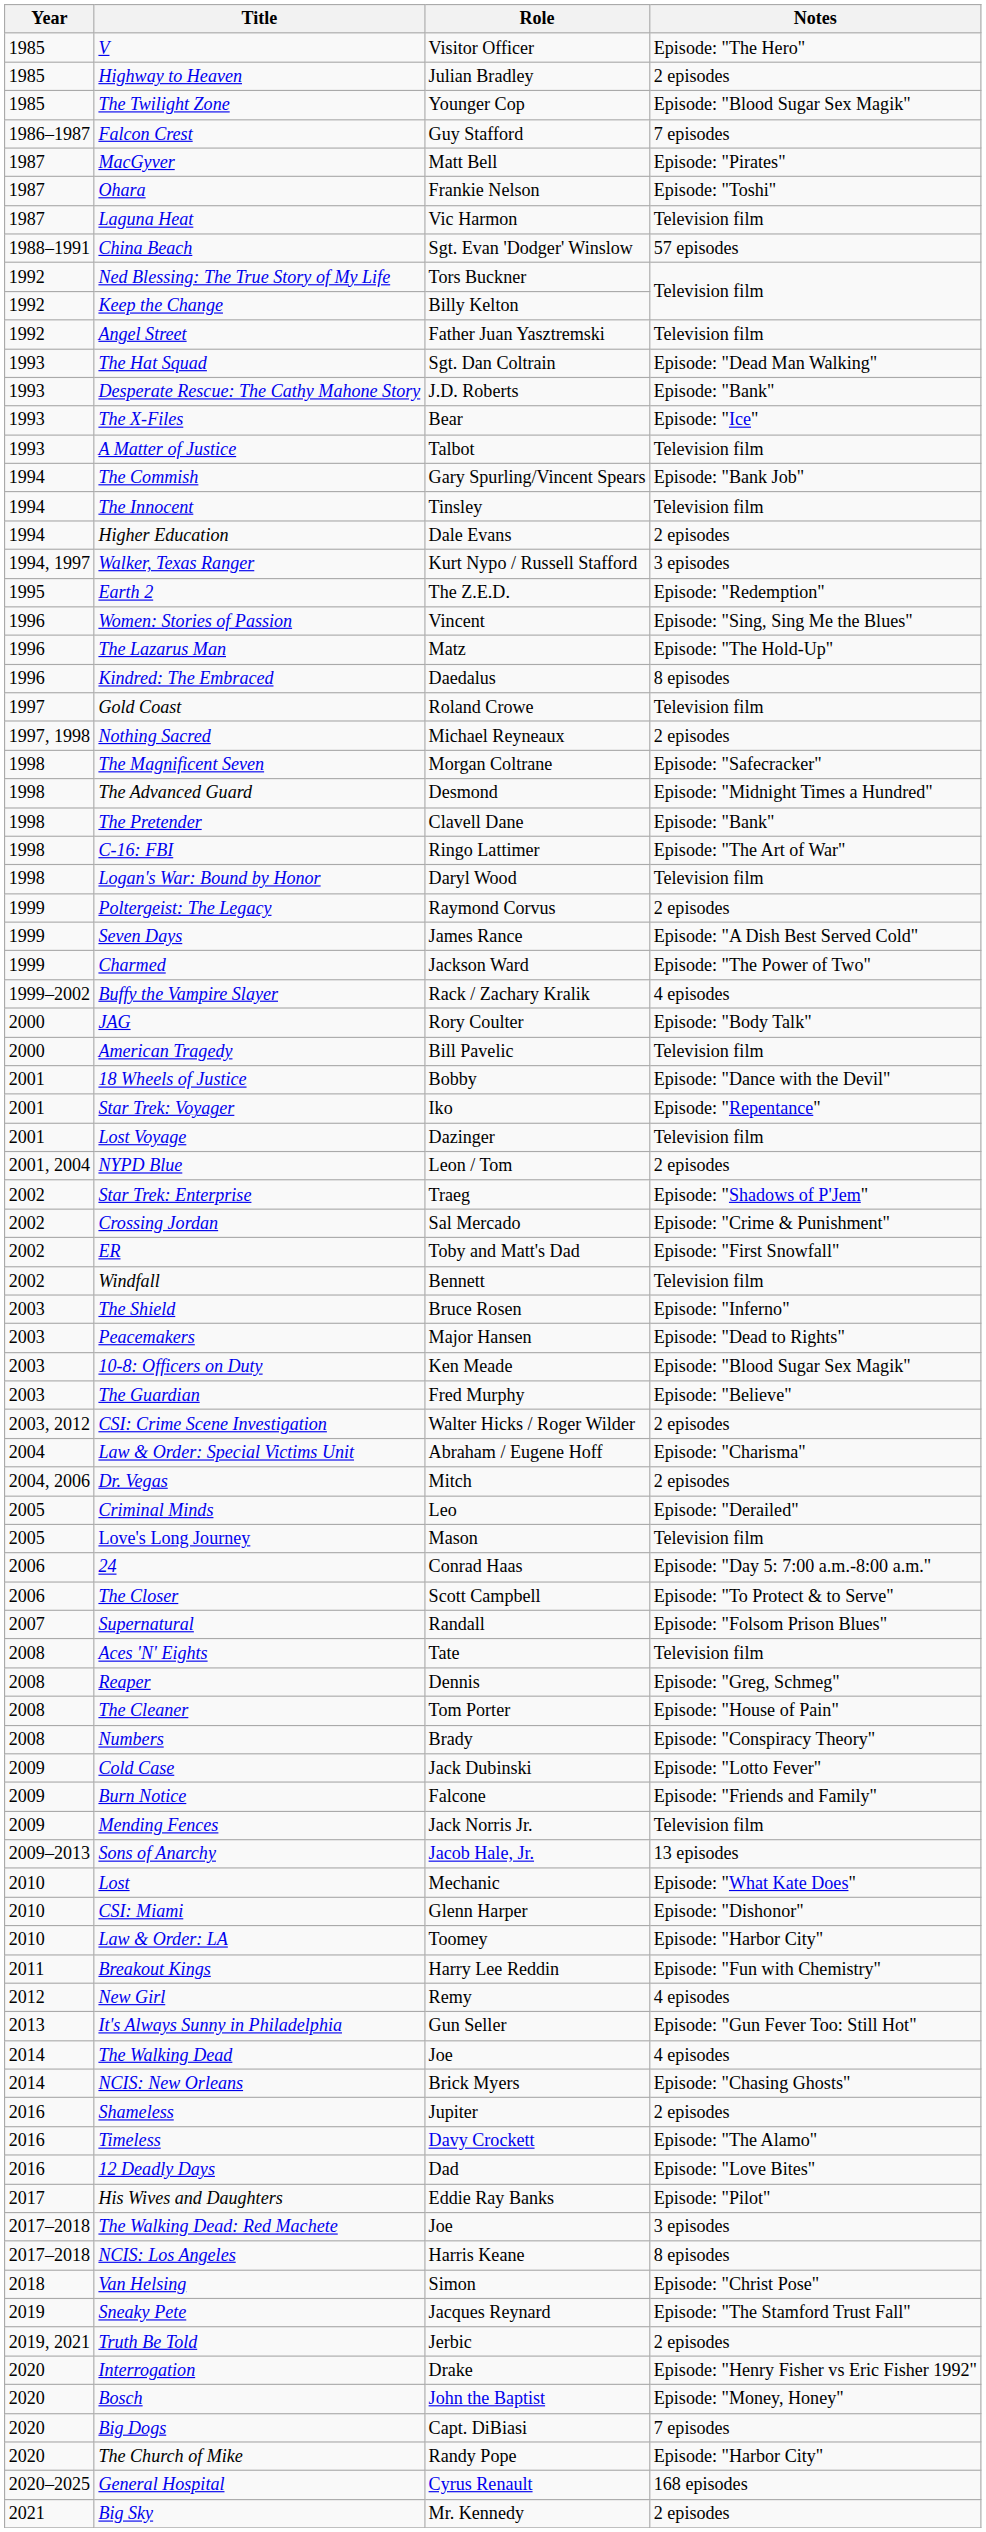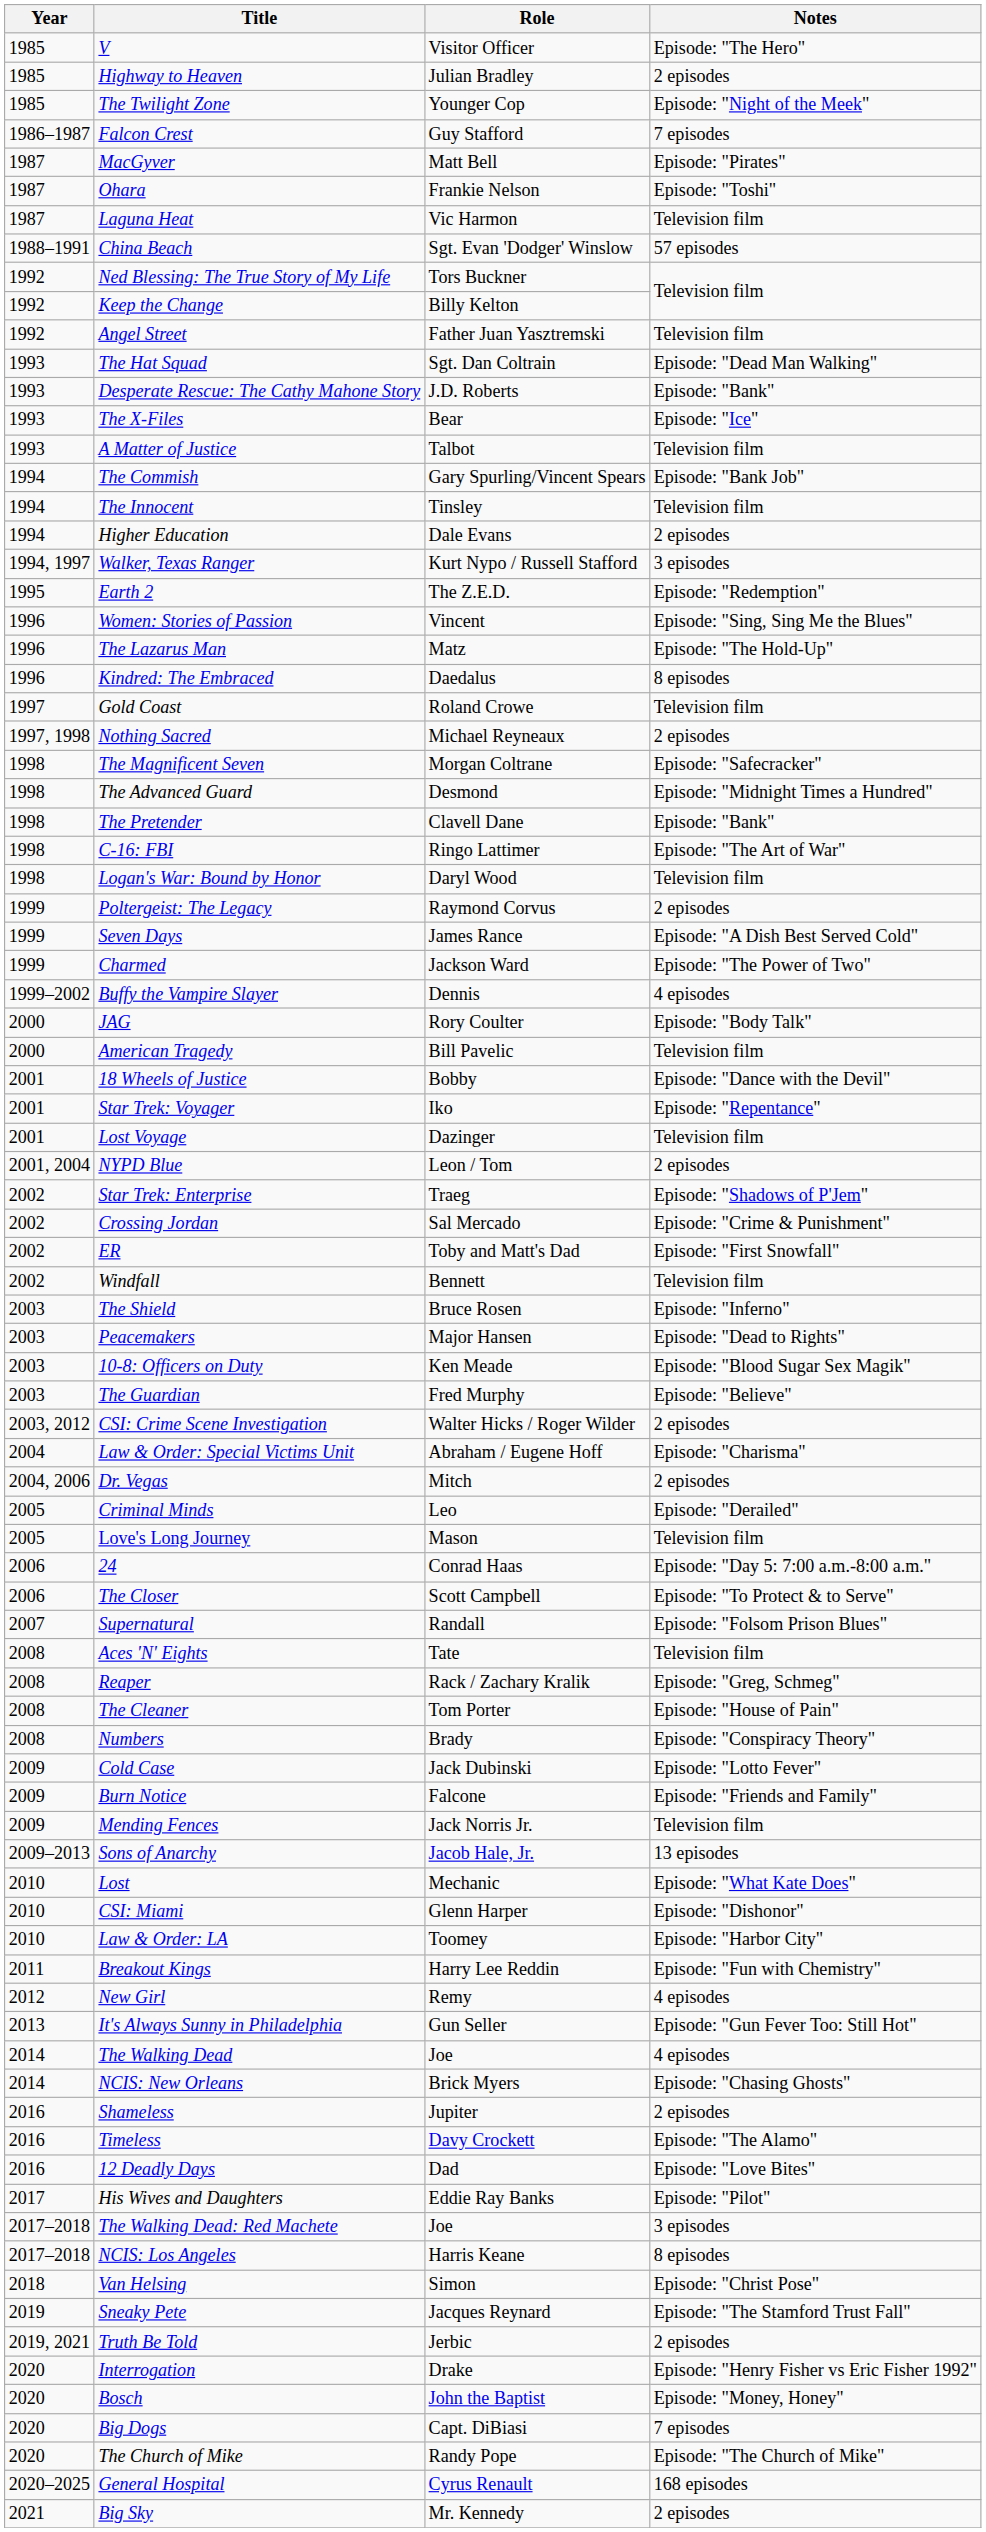(782, 104) Episode: "Blood Sugar Sex Magik" -> (762, 104) Episode: "Night of the Meek"
(509, 993) Rack / Zachary Kralik -> (454, 993) Dennis
(454, 1681) Dennis -> (509, 1681) Rack / Zachary Kralik
(738, 2456) Episode: "Harbor City" -> (769, 2456) Episode: "The Church of Mike"
